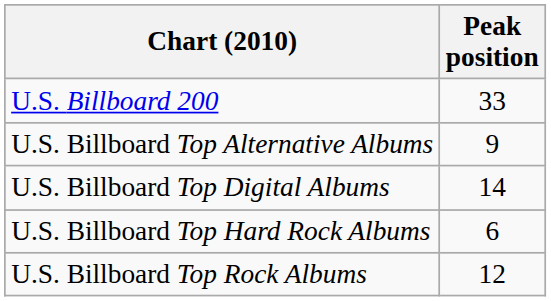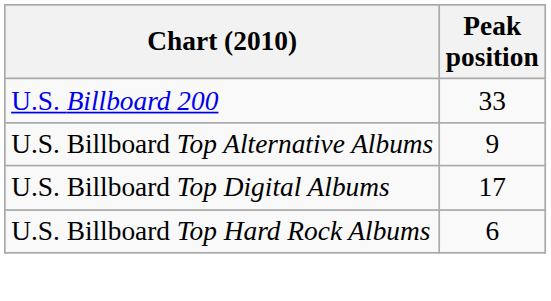(492, 187) 14 -> (492, 187) 17
- row: (189, 273)
